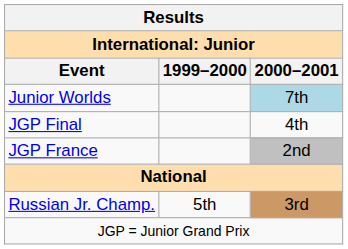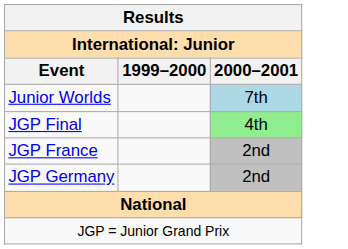(297, 124) no background -> (256, 124) lightgreen background
+ row: (61, 177)
- row: (82, 204)
